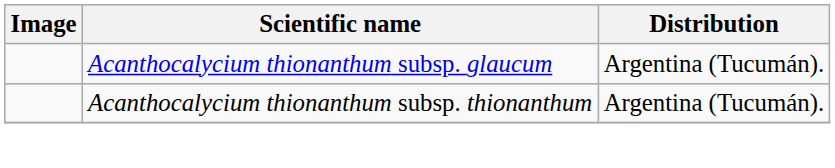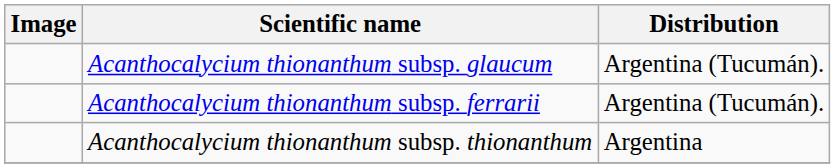+ row: (314, 102)
(714, 102) Argentina (Tucumán). -> (653, 142) Argentina
